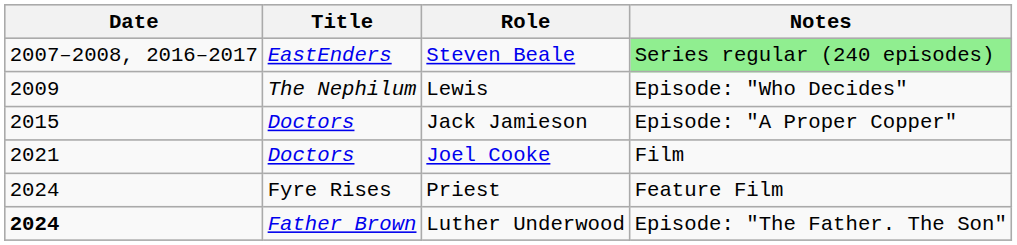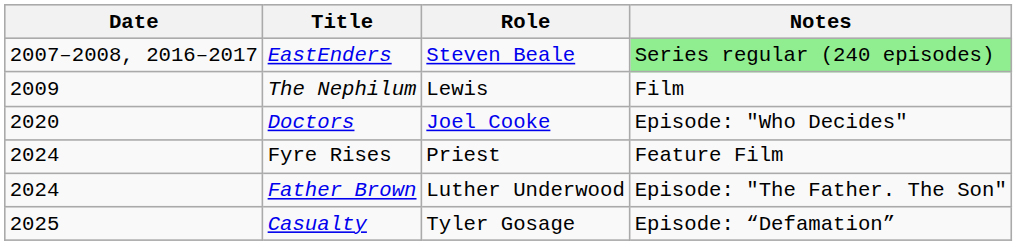(771, 89) Episode: "Who Decides" -> (659, 89) Film
- row: (507, 123)
(35, 156) 2021 -> (35, 123) 2020
(659, 156) Film -> (771, 123) Episode: "Who Decides"
(35, 224) bold -> (35, 190) normal
+ row: (501, 224)
